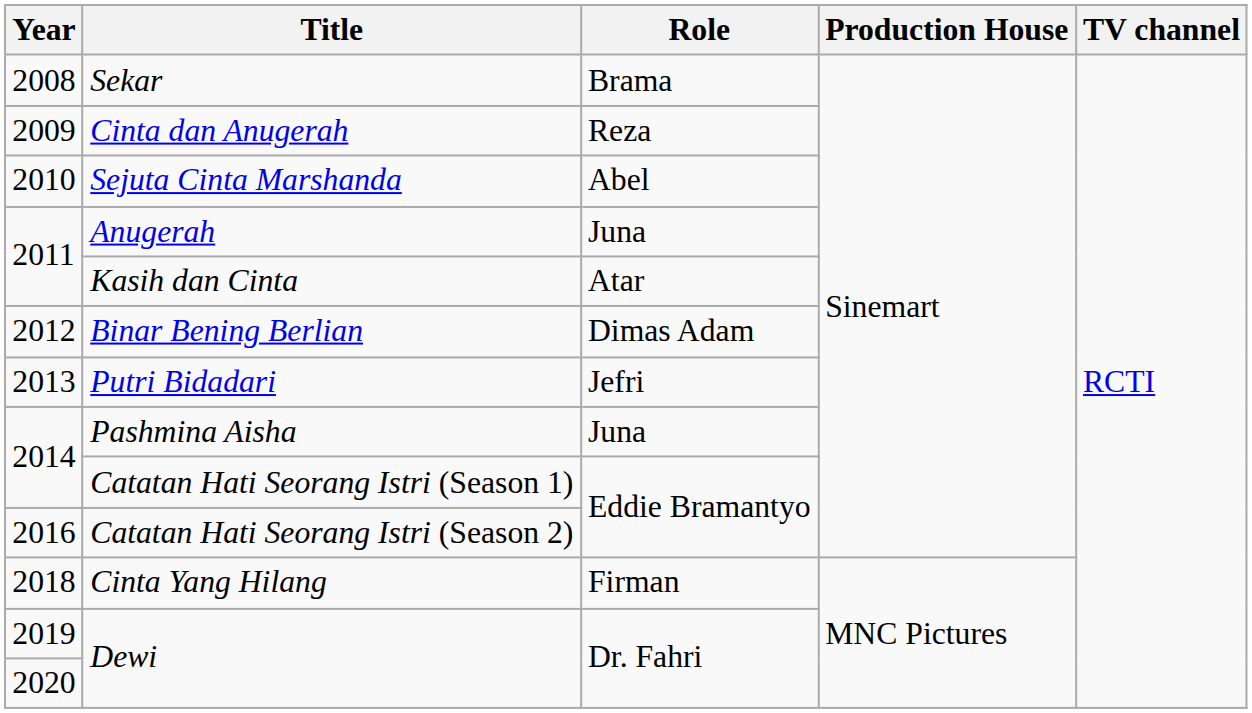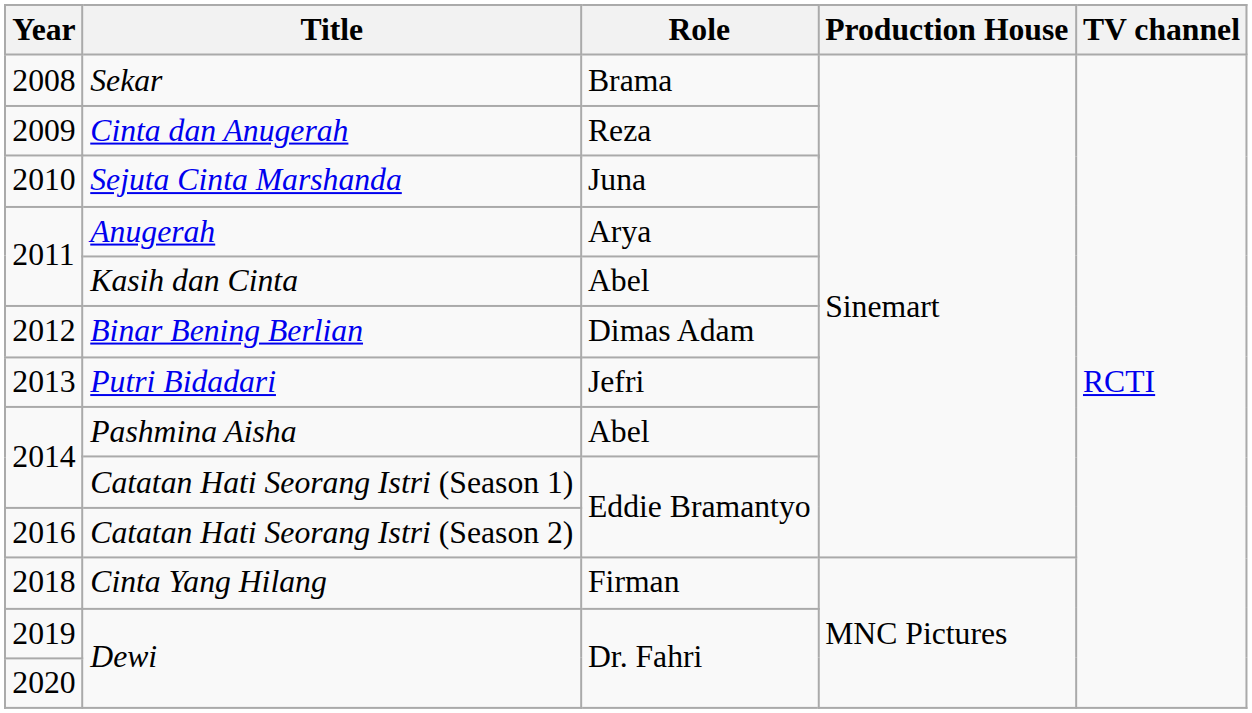(619, 180) Abel -> (617, 180) Juna
(617, 230) Juna -> (620, 230) Arya
(616, 280) Atar -> (619, 280) Abel
(617, 431) Juna -> (619, 431) Abel
